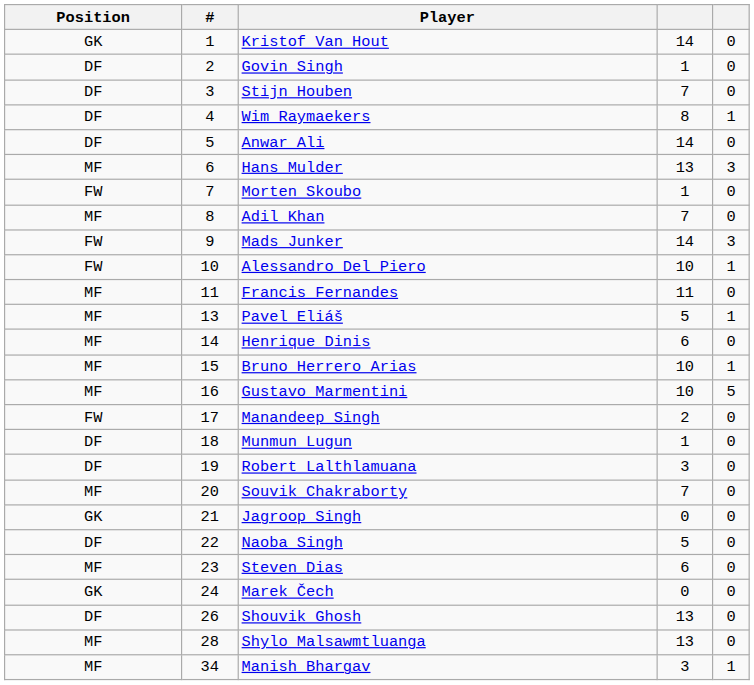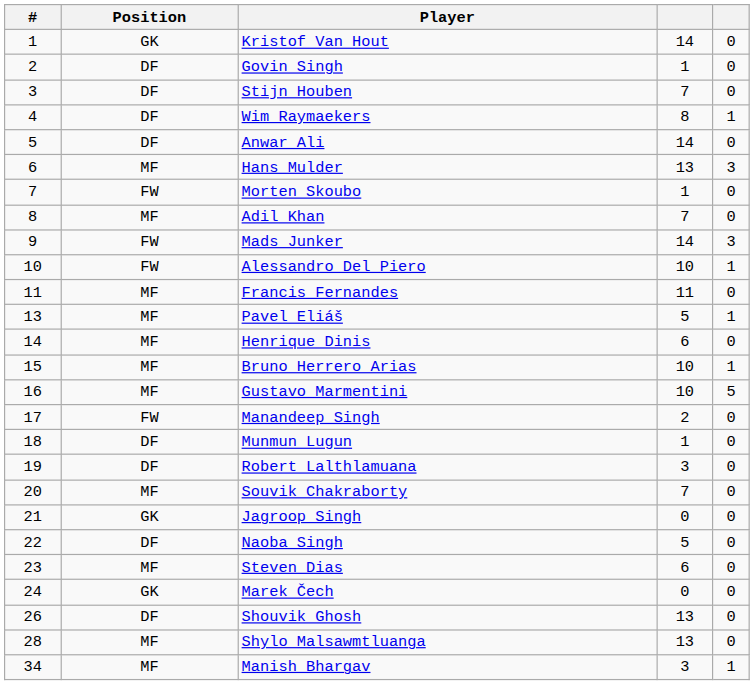columns swapped: (210, 17) <-> (93, 17)
